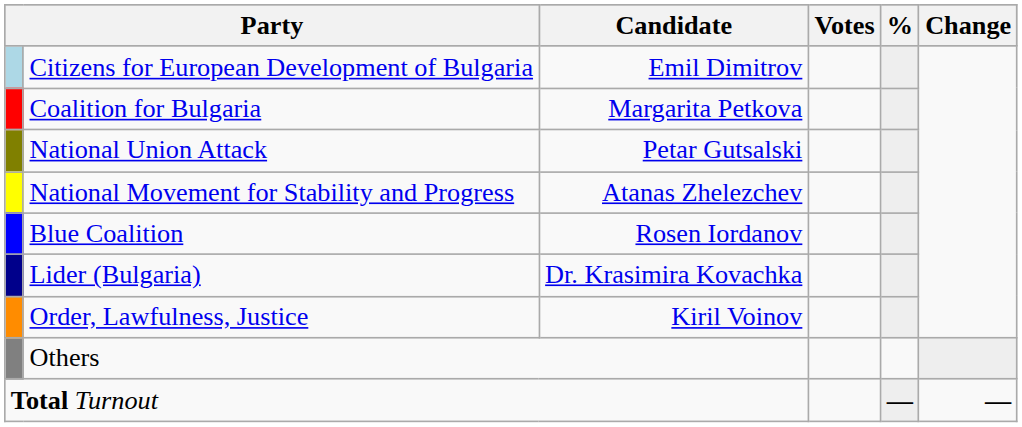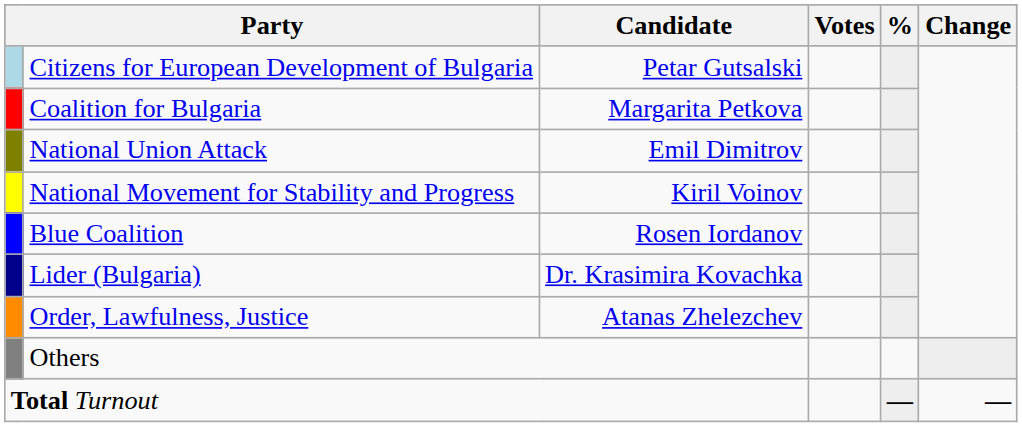(725, 66) Emil Dimitrov -> (723, 66) Petar Gutsalski
(723, 150) Petar Gutsalski -> (725, 150) Emil Dimitrov
(702, 191) Atanas Zhelezchev -> (737, 191) Kiril Voinov
(737, 316) Kiril Voinov -> (702, 316) Atanas Zhelezchev
